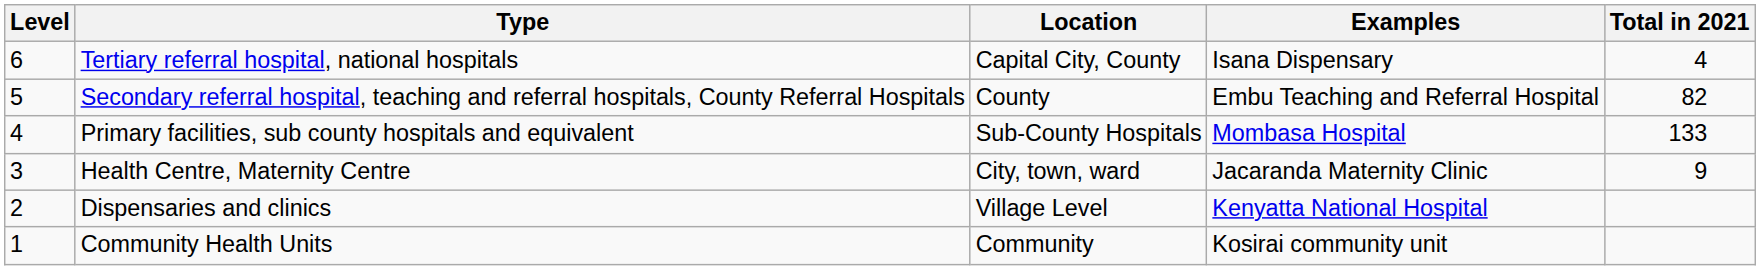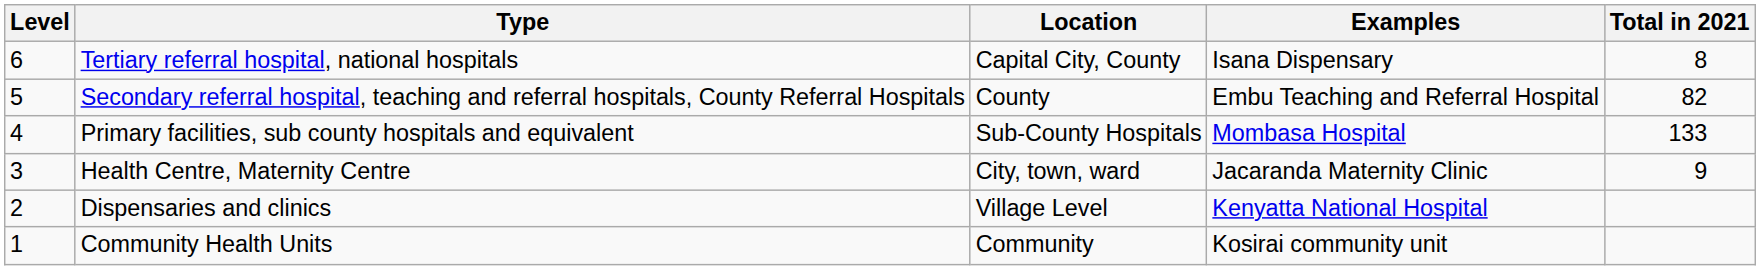(1701, 60) 4 -> (1701, 60) 8
